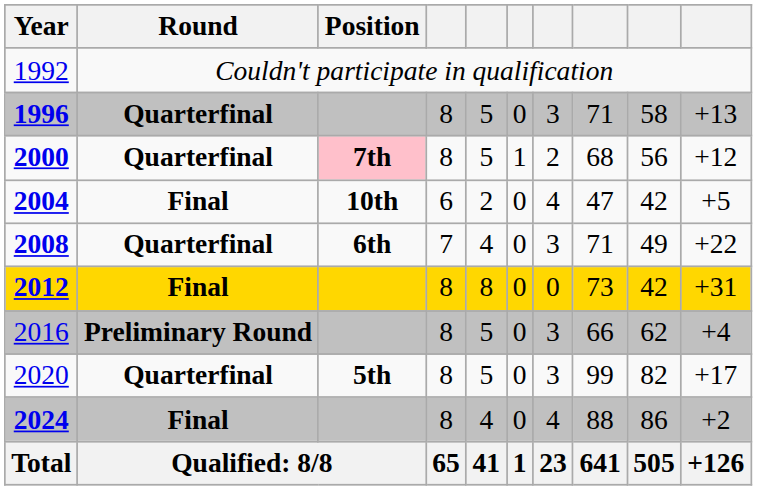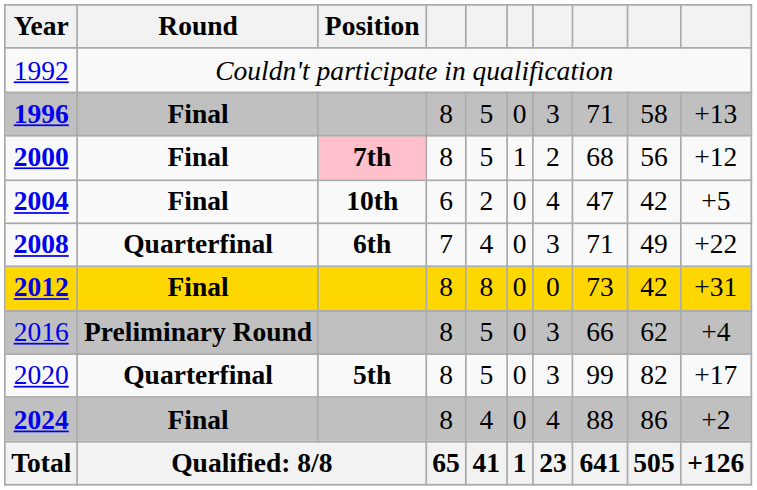(198, 113) Quarterfinal -> (198, 113) Final
(198, 157) Quarterfinal -> (198, 157) Final
